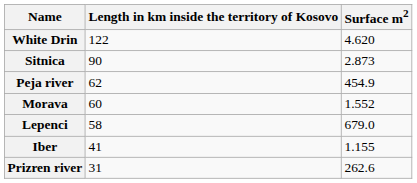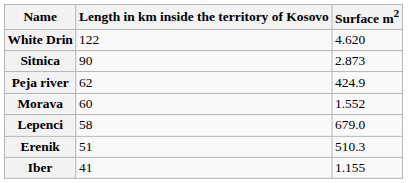(360, 82) 454.9 -> (350, 82) 424.9
+ row: (40, 146)
- row: (45, 167)
